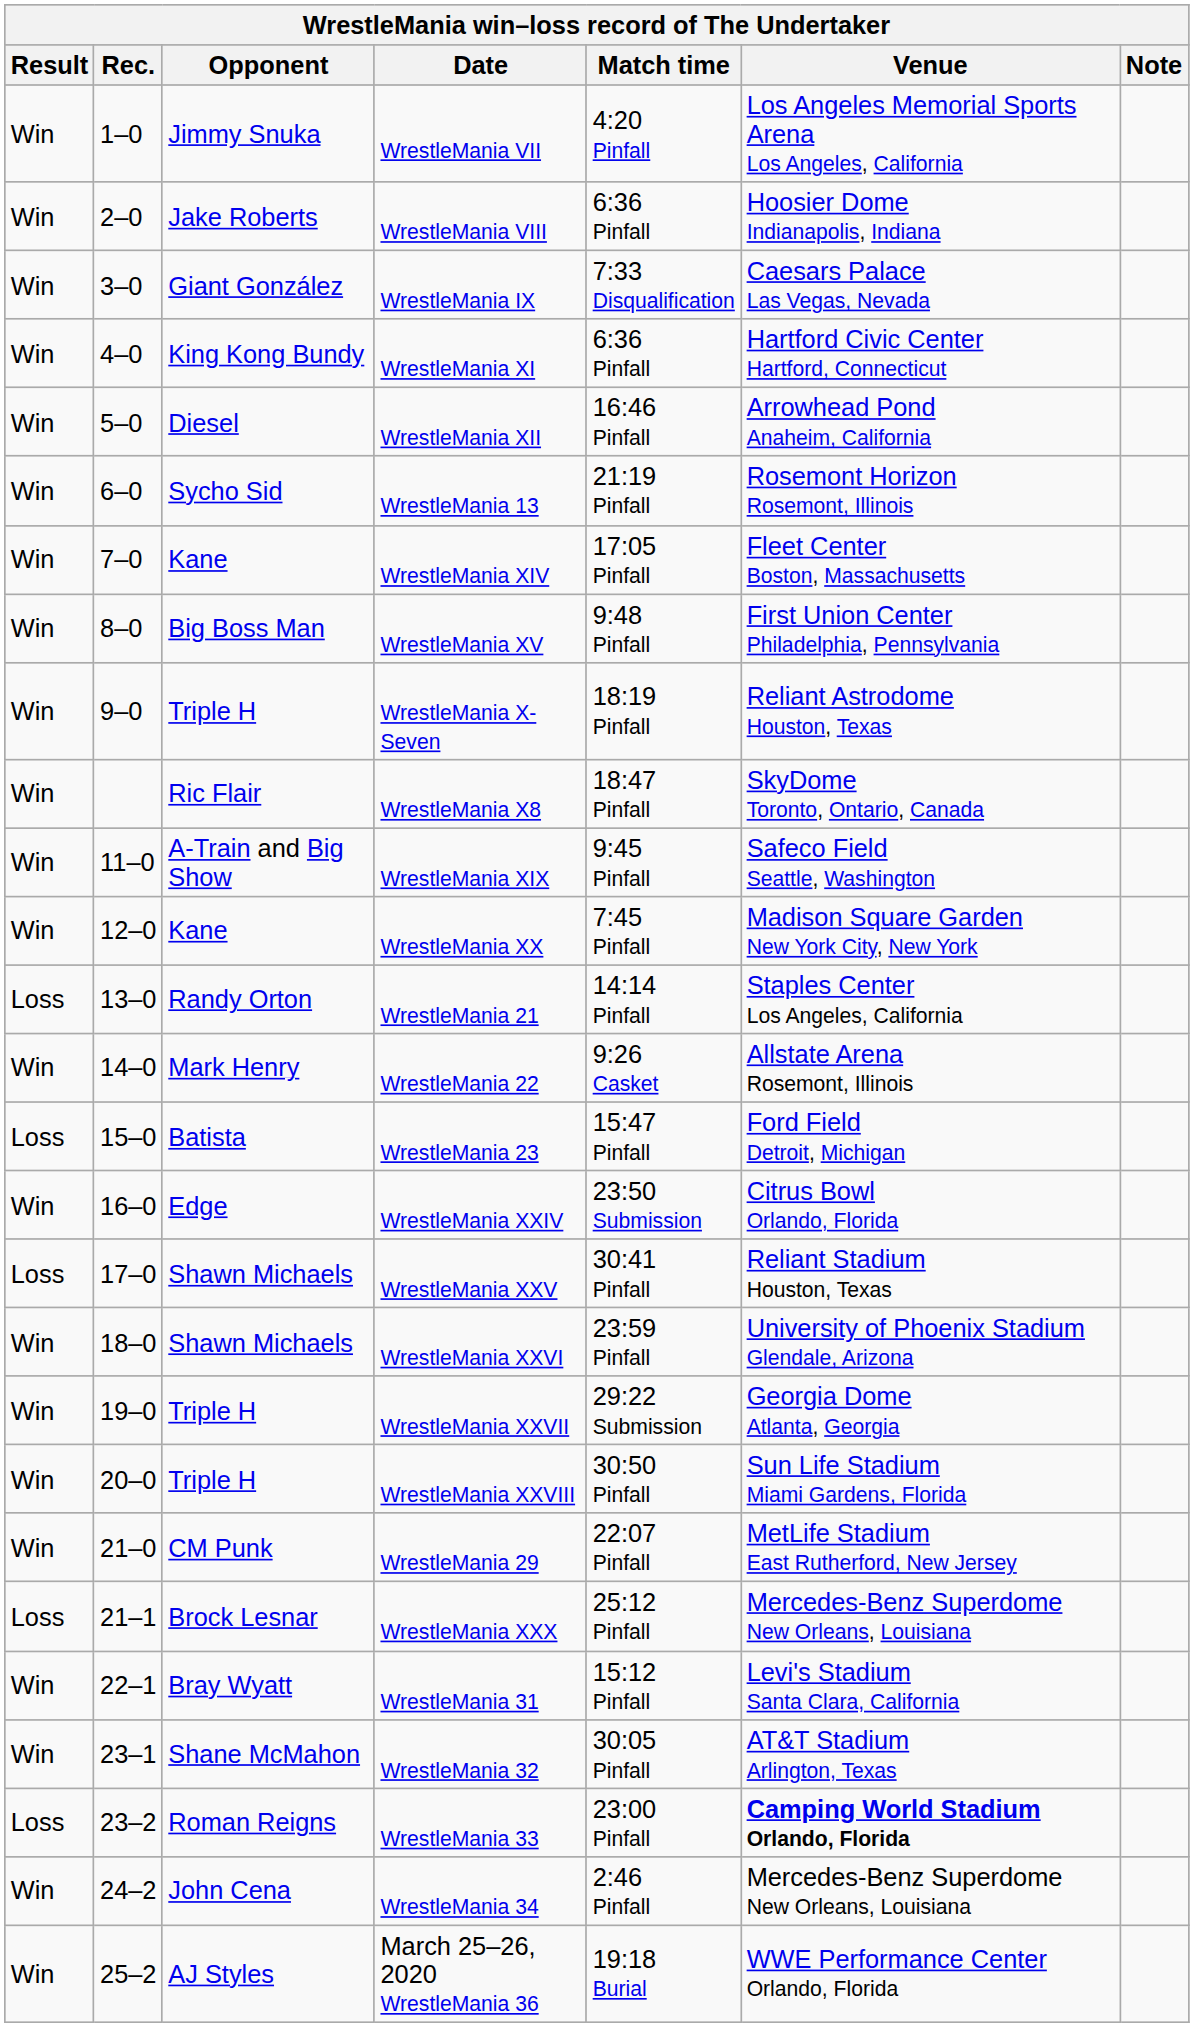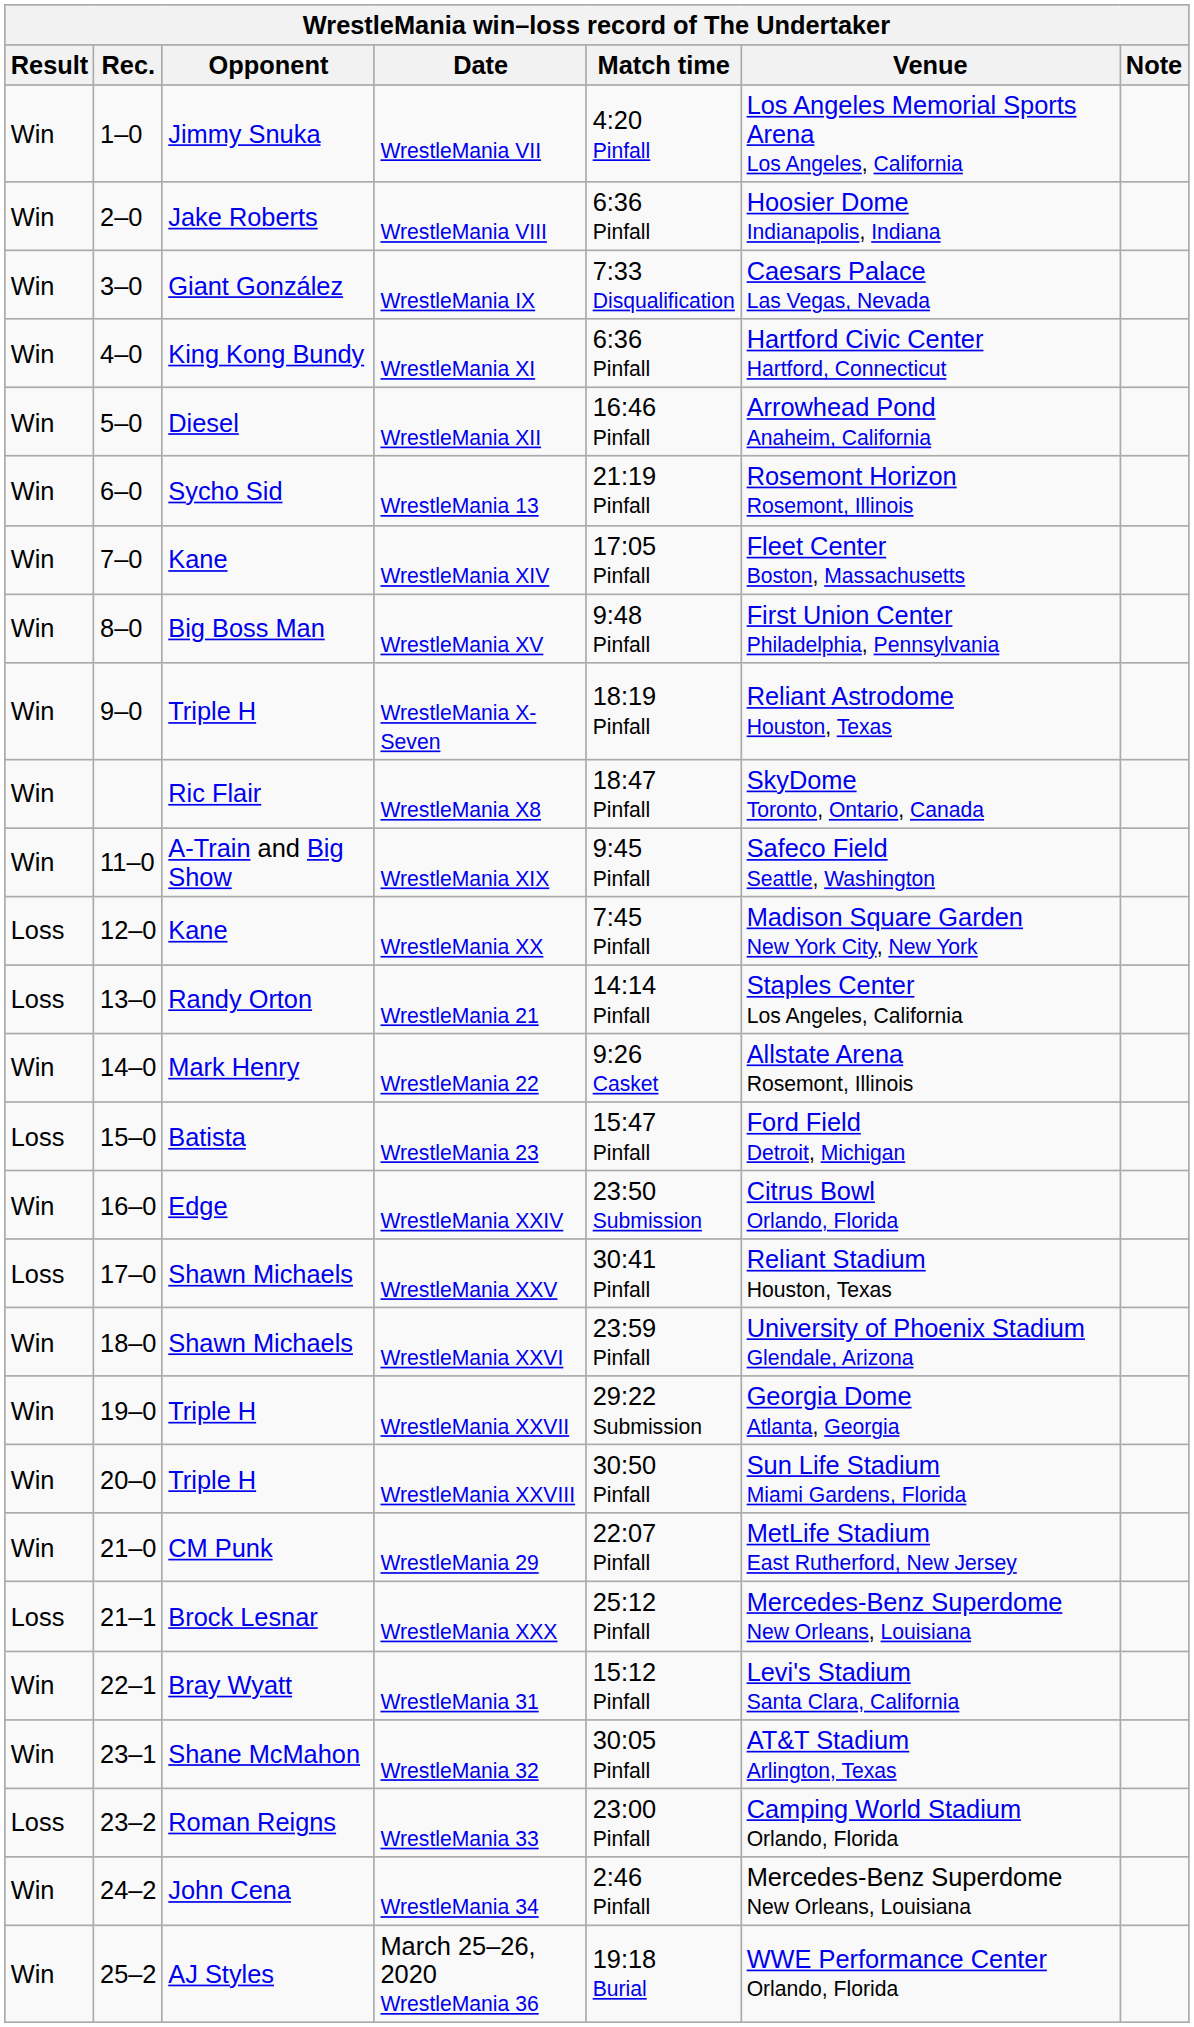(33, 931) Win -> (38, 931) Loss
(894, 1822) bold -> (884, 1822) normal
